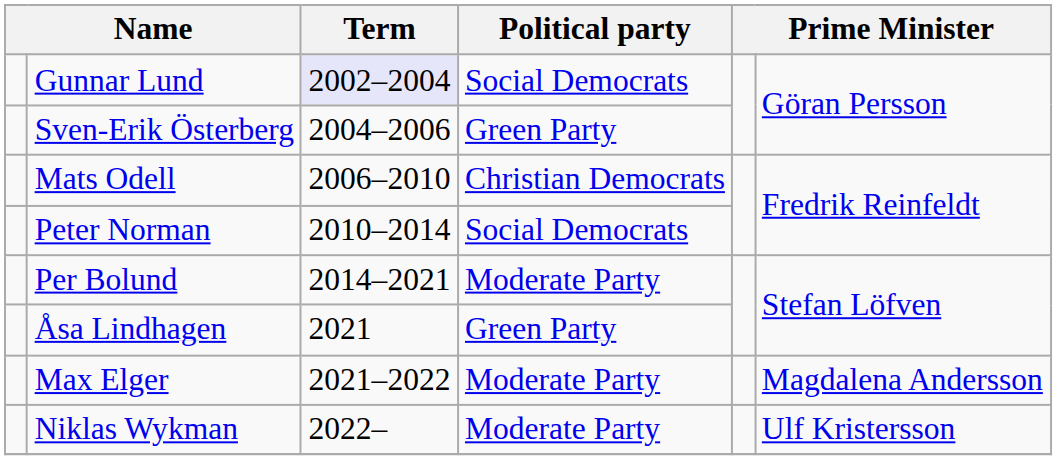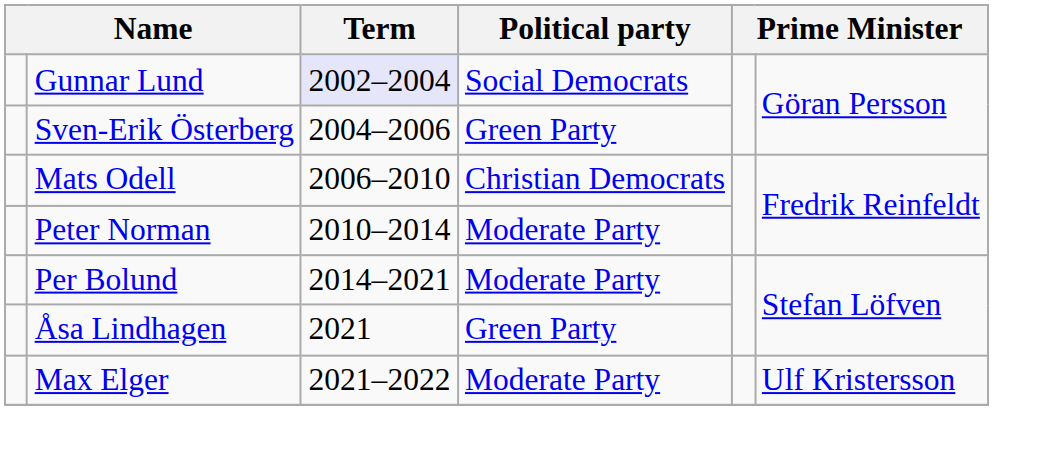(577, 229) Social Democrats -> (563, 229) Moderate Party
(902, 379) Magdalena Andersson -> (859, 379) Ulf Kristersson
- row: (136, 429)
